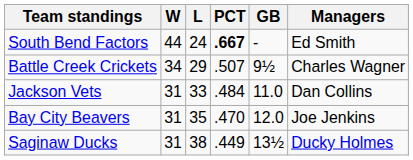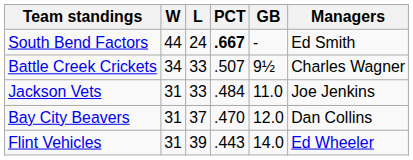(198, 67) 29 -> (198, 67) 33
(332, 92) Dan Collins -> (333, 92) Joe Jenkins
(198, 117) 35 -> (198, 117) 37
(333, 117) Joe Jenkins -> (332, 117) Dan Collins
- row: (63, 142)
+ row: (55, 142)
